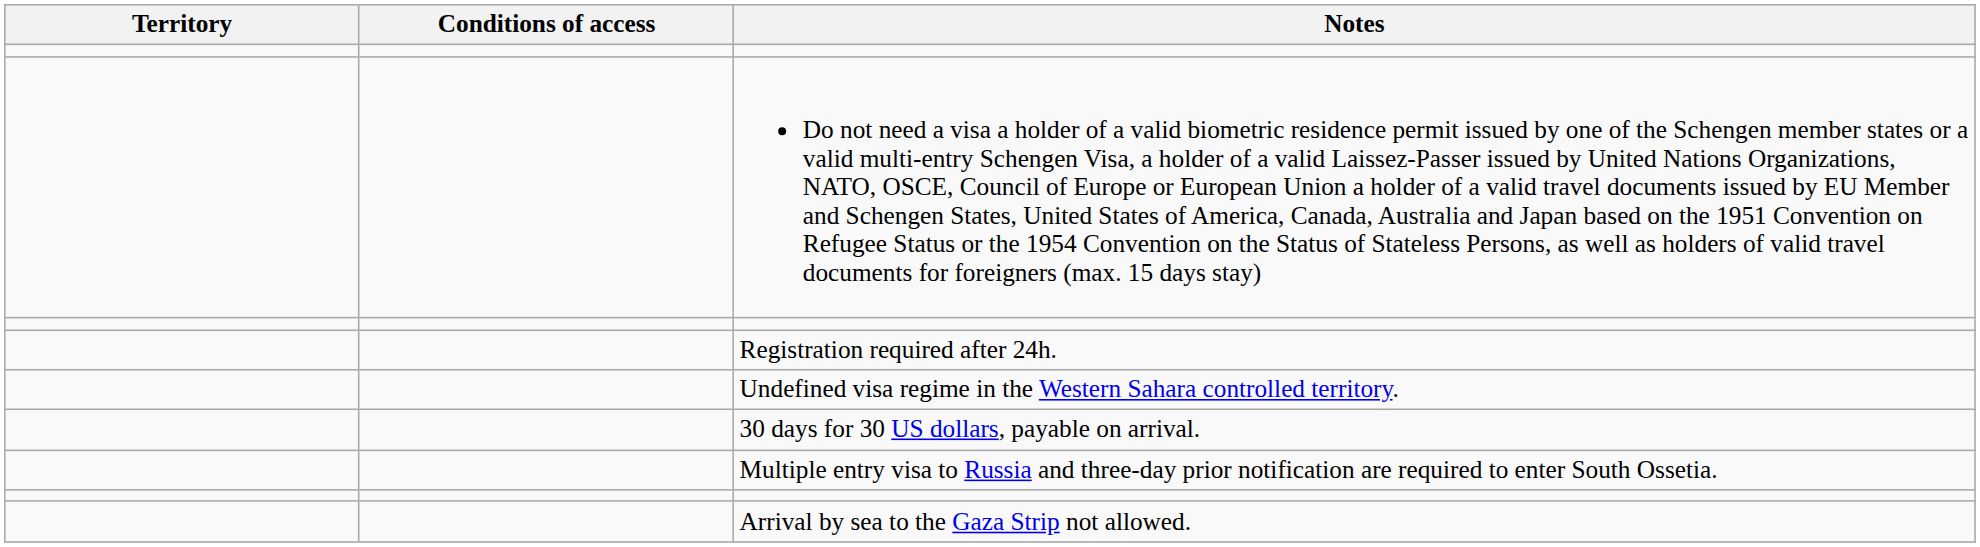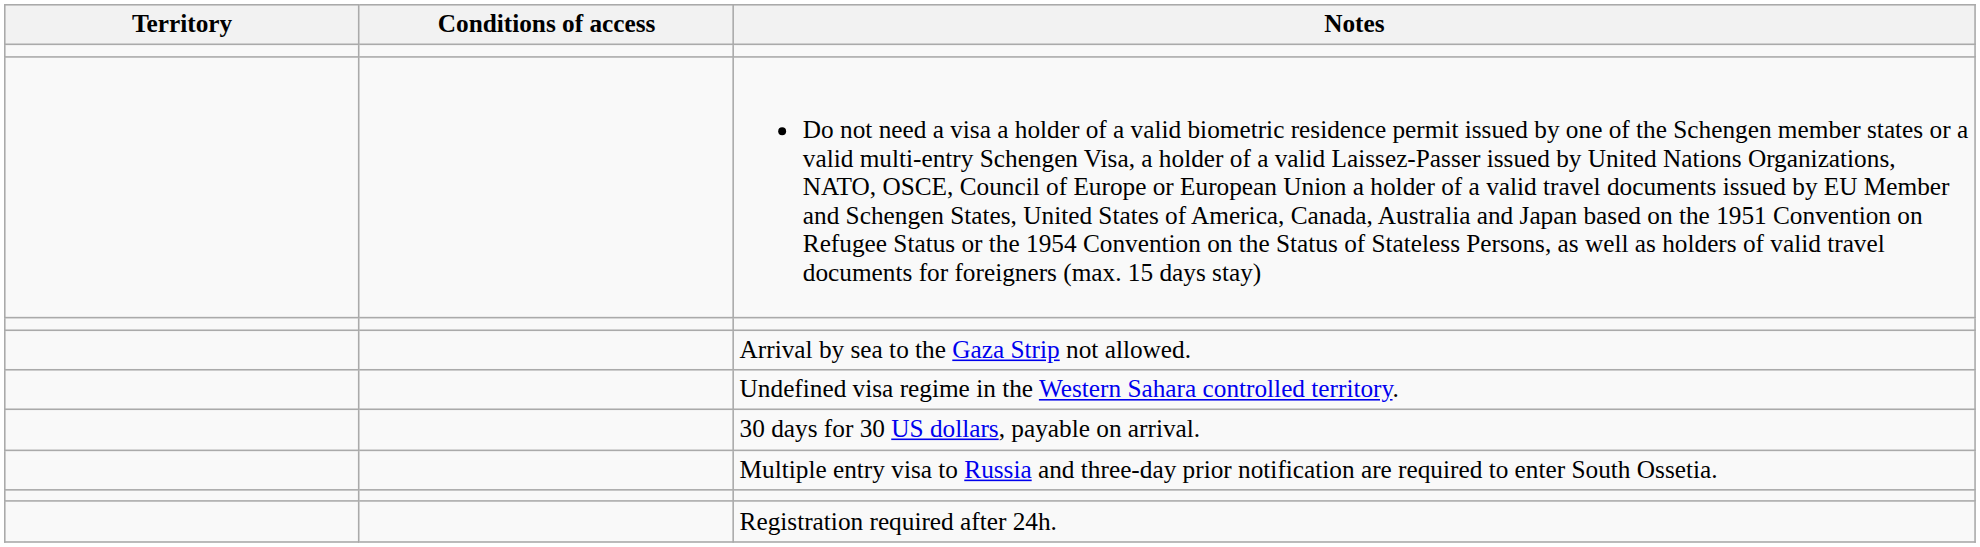rows swapped: (182, 522) <-> (182, 350)
